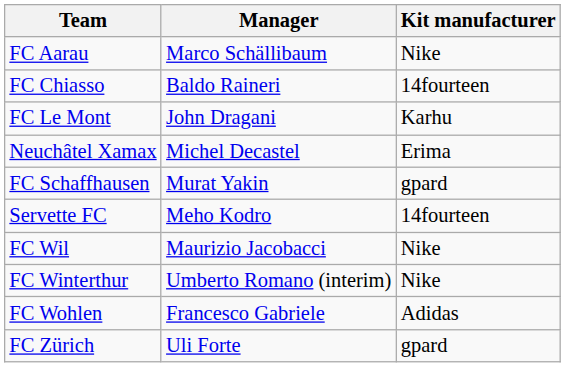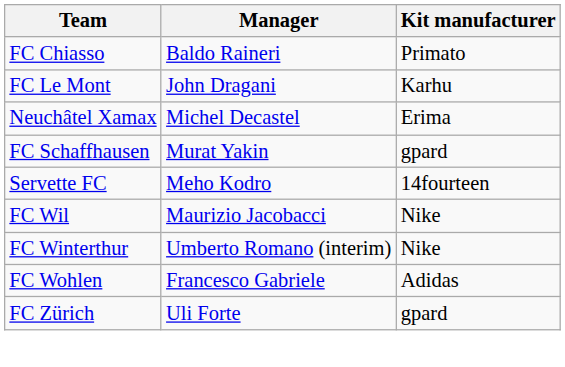- row: (49, 53)
(445, 85) 14fourteen -> (433, 53) Primato
